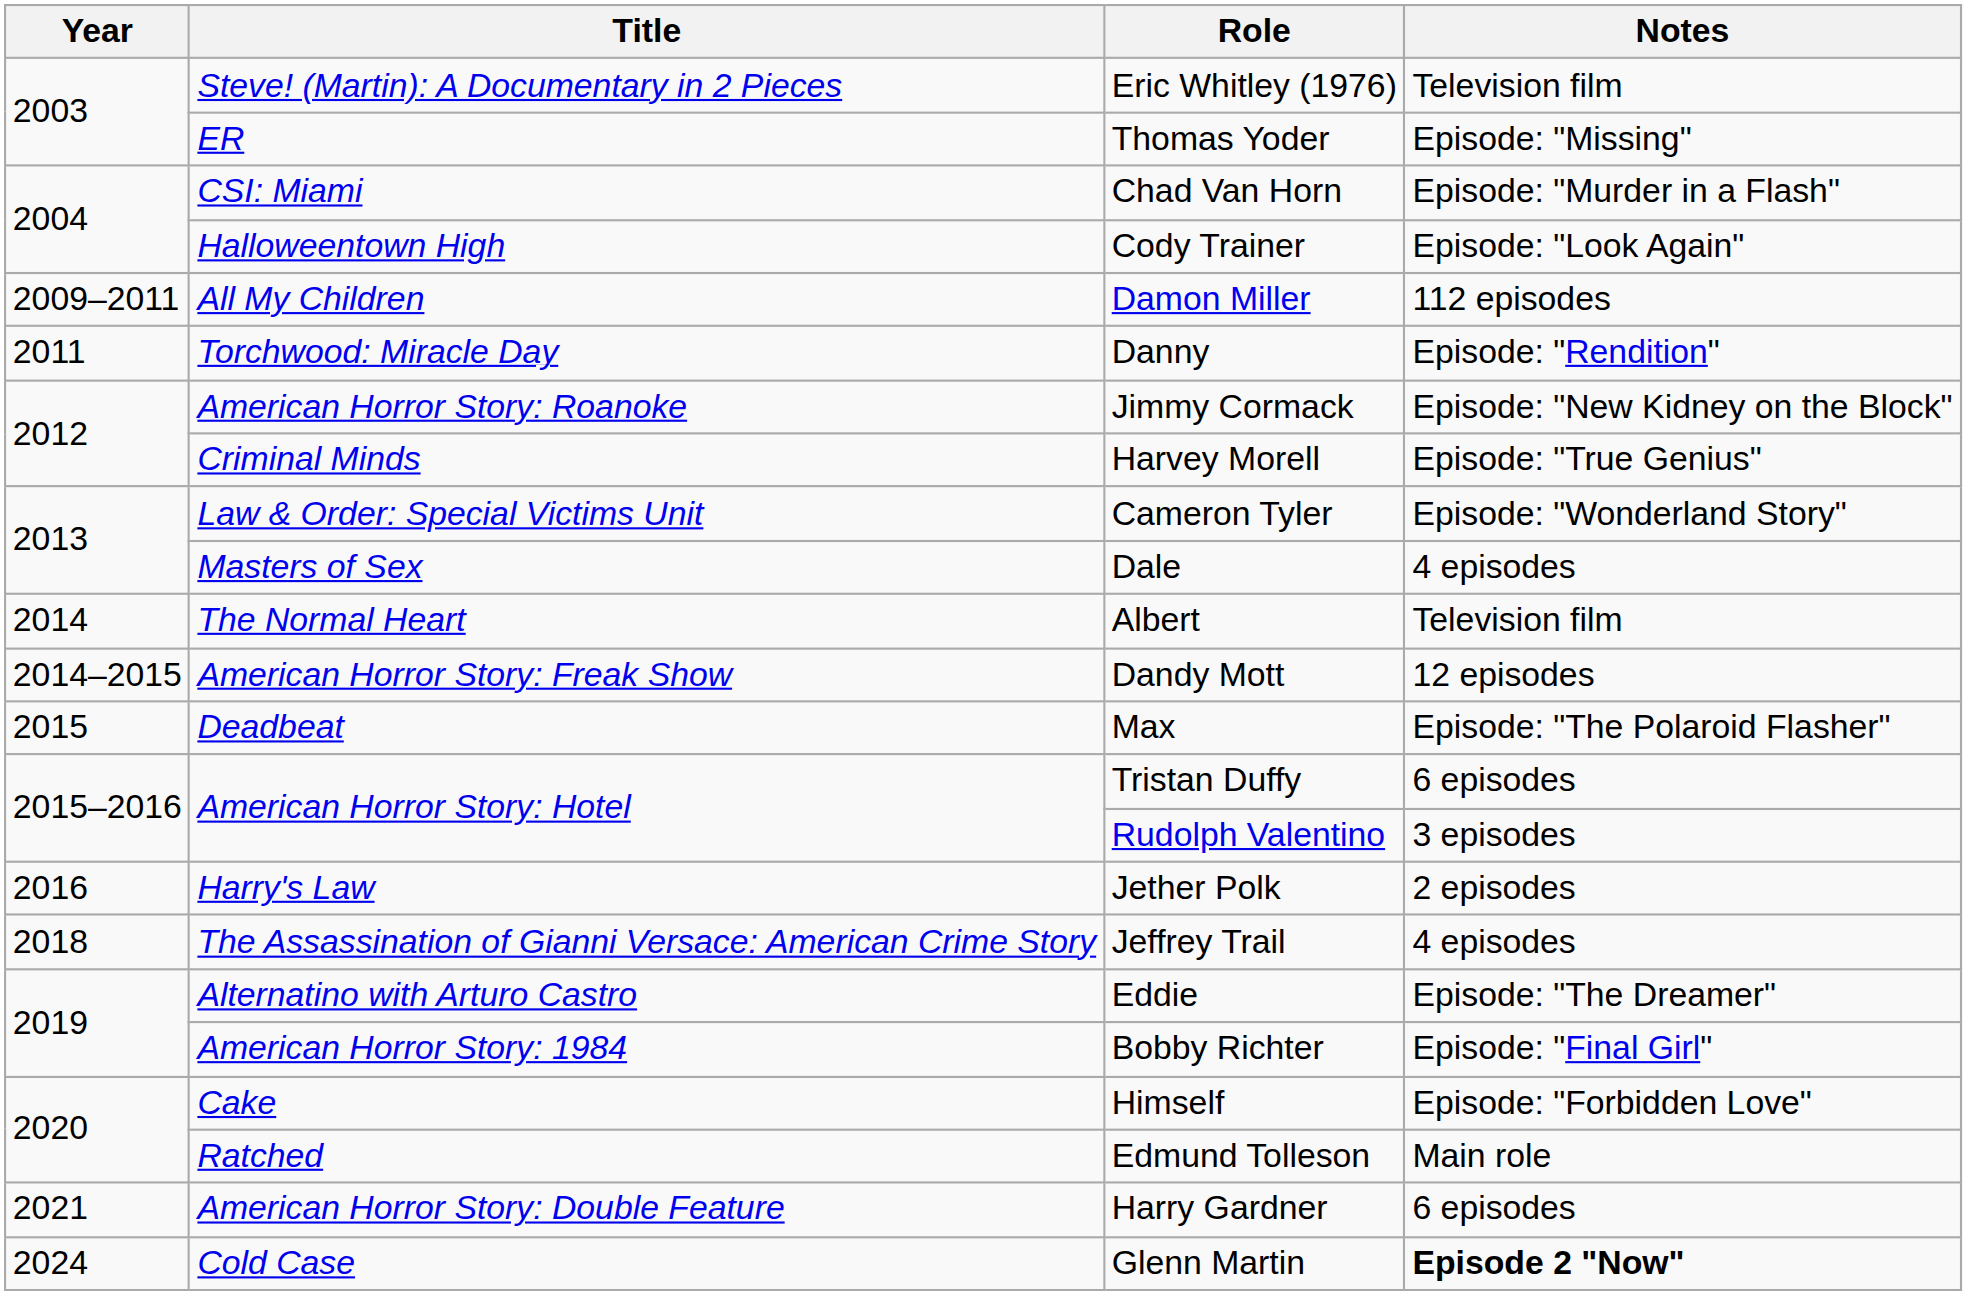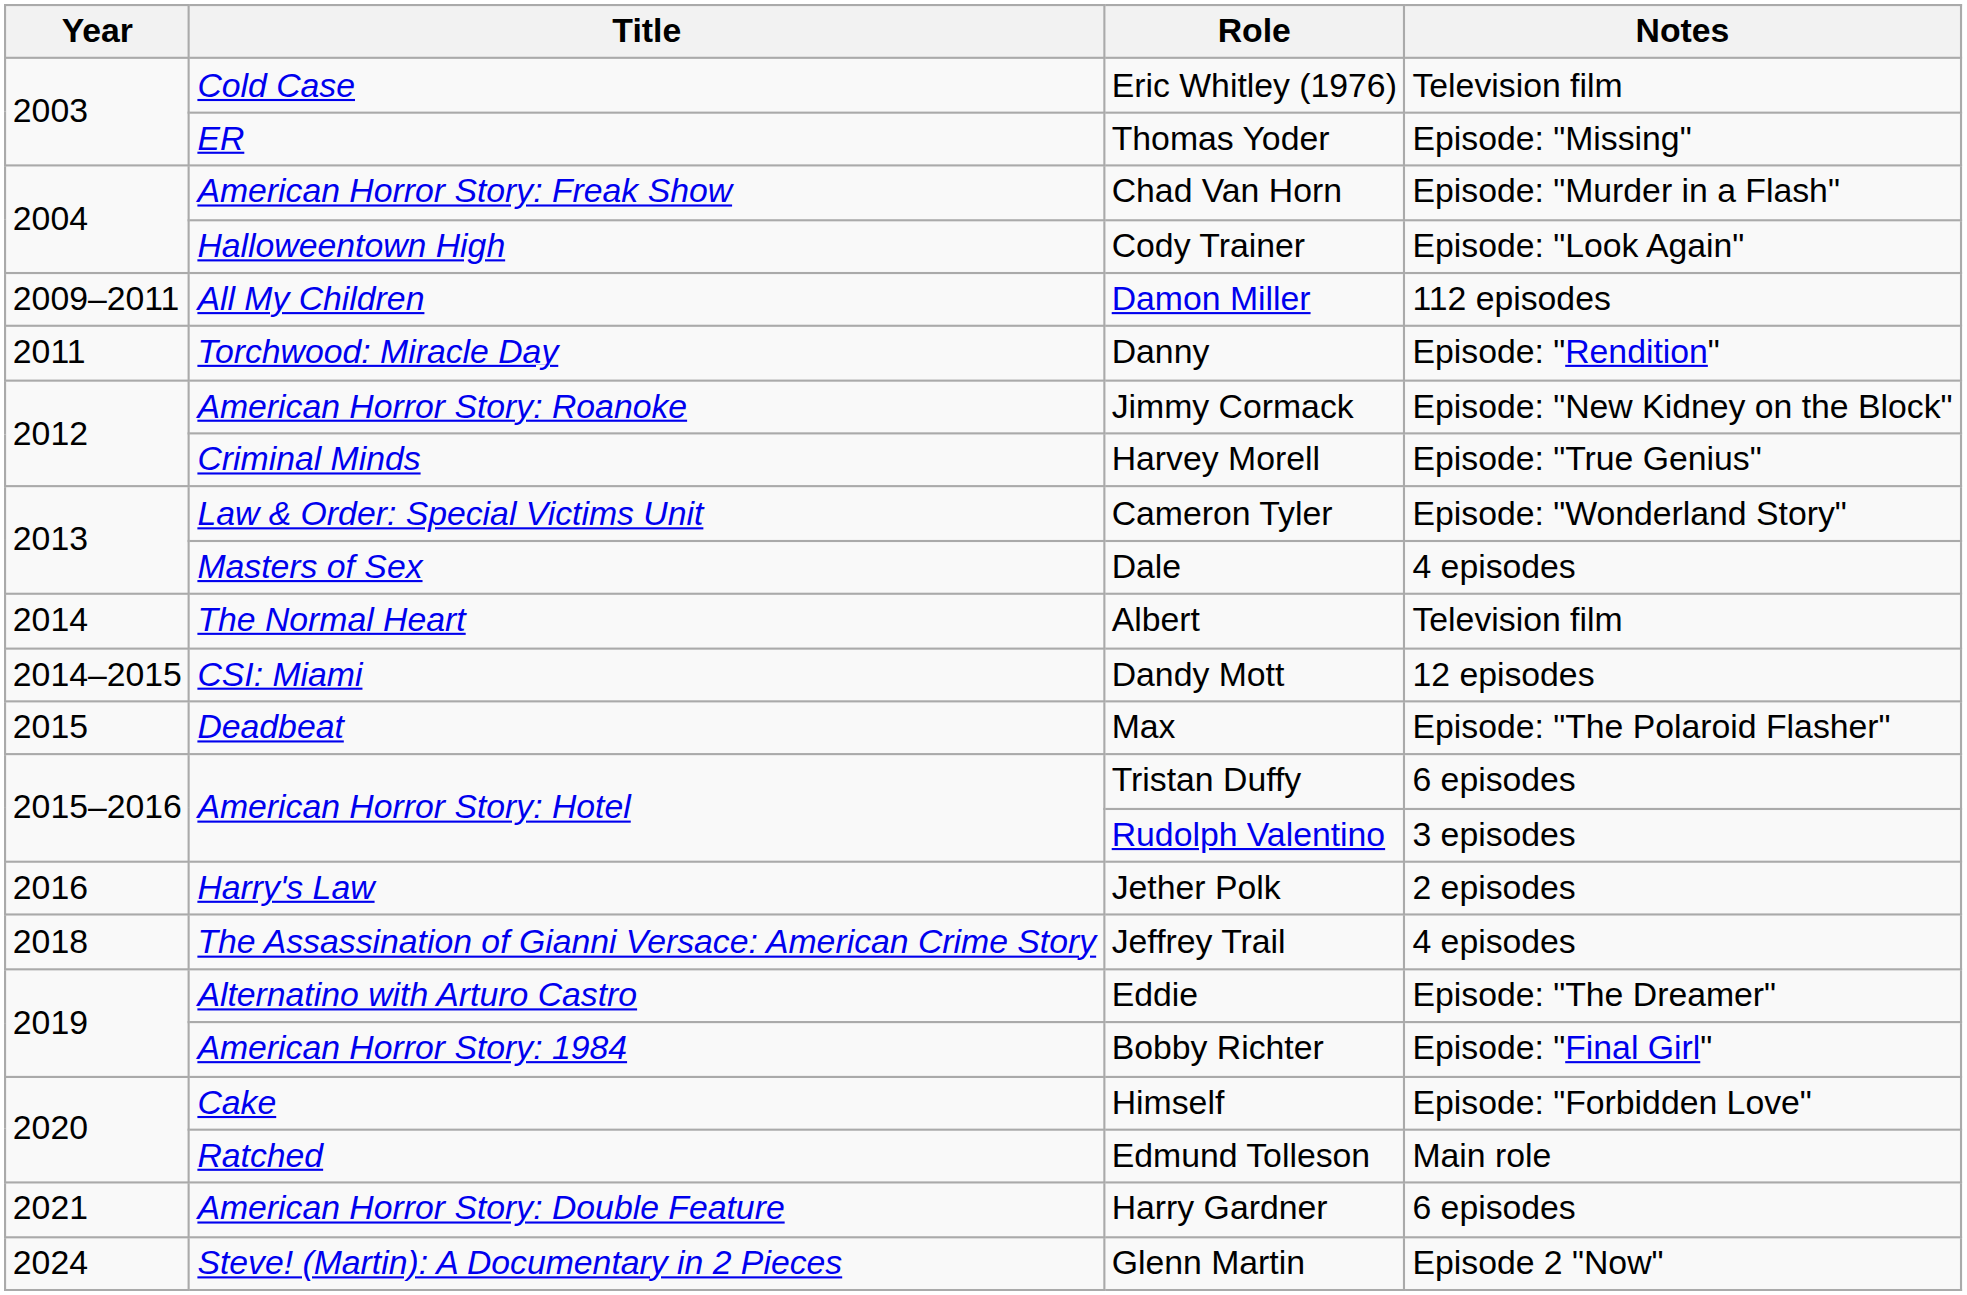(520, 84) Steve! (Martin): A Documentary in 2 Pieces -> (276, 84) Cold Case
(280, 191) CSI: Miami -> (465, 191) American Horror Story: Freak Show
(465, 673) American Horror Story: Freak Show -> (280, 673) CSI: Miami
(276, 1262) Cold Case -> (520, 1262) Steve! (Martin): A Documentary in 2 Pieces
(1549, 1262) bold -> (1538, 1262) normal
